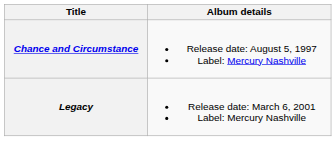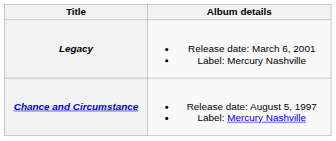rows swapped: (76, 49) <-> (76, 107)
